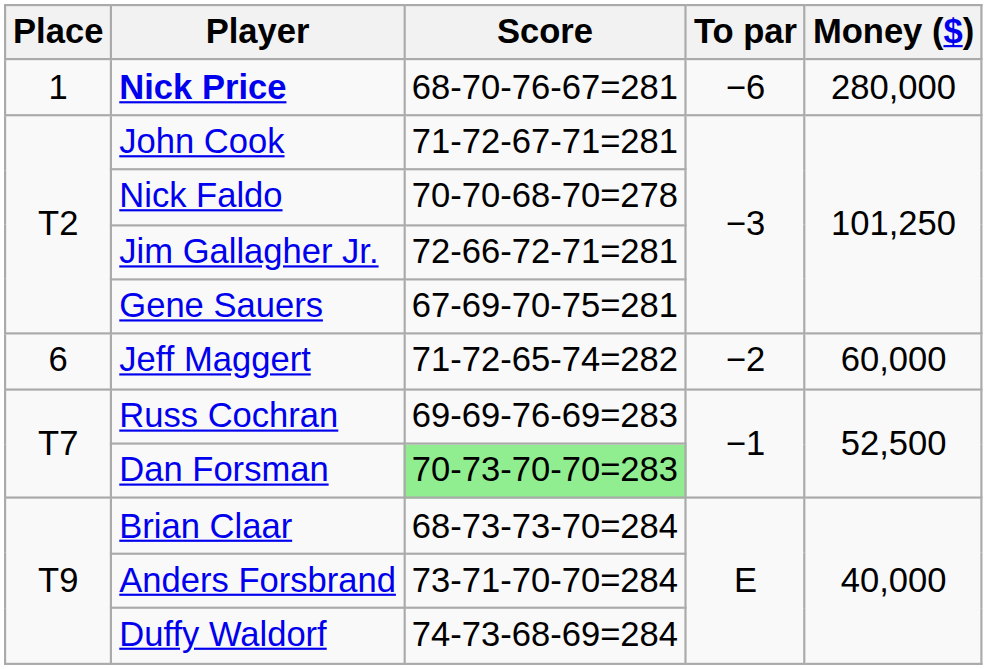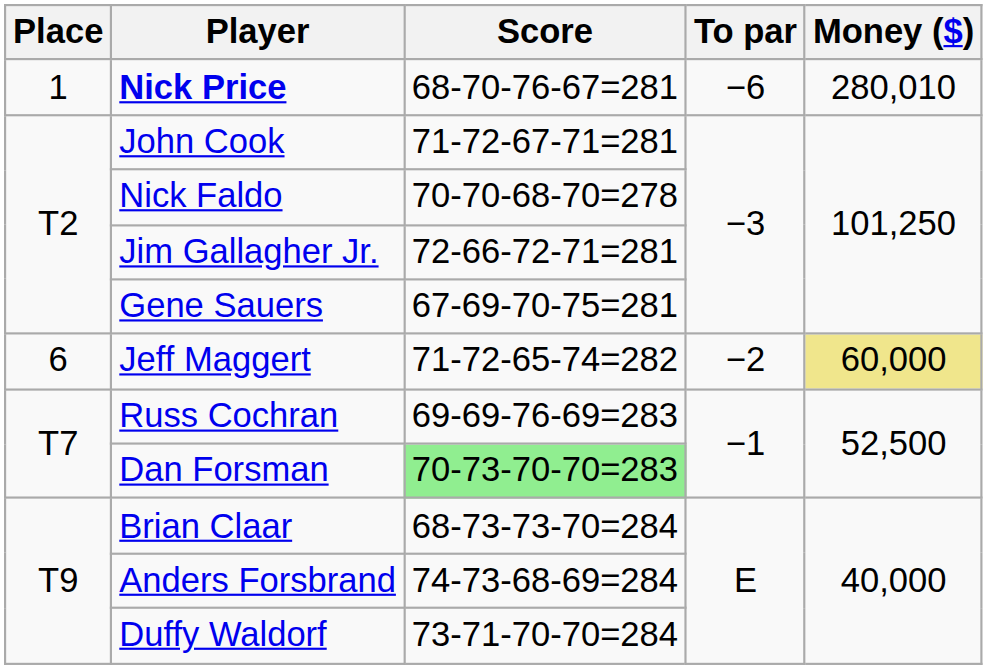(894, 86) 280,000 -> (894, 86) 280,010
(894, 360) no background -> (894, 360) khaki background
(545, 580) 73-71-70-70=284 -> (545, 580) 74-73-68-69=284
(545, 634) 74-73-68-69=284 -> (545, 634) 73-71-70-70=284
